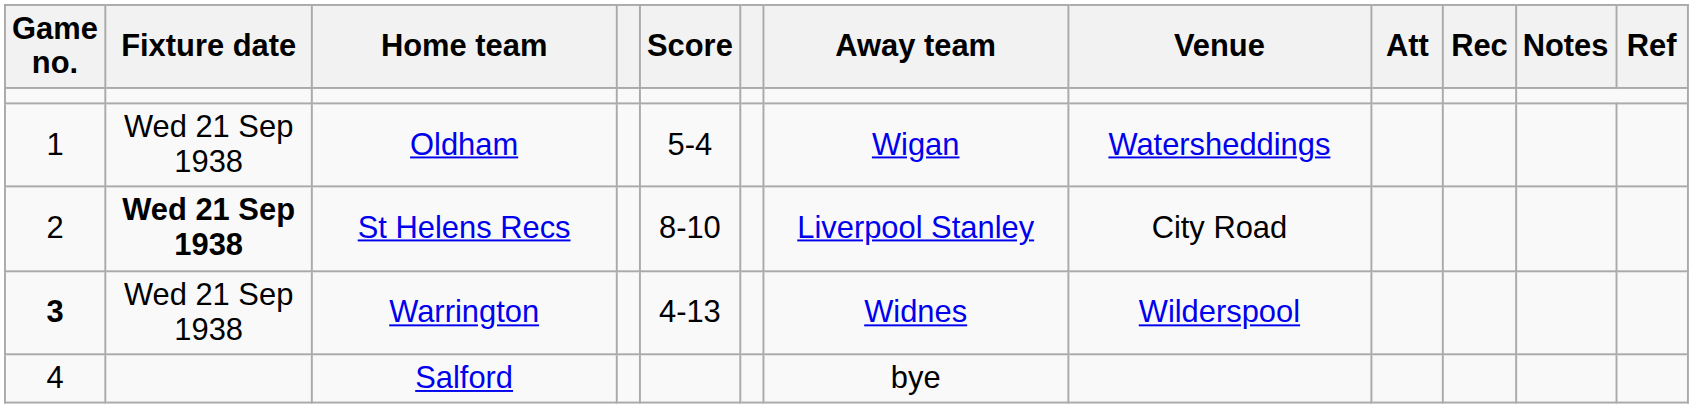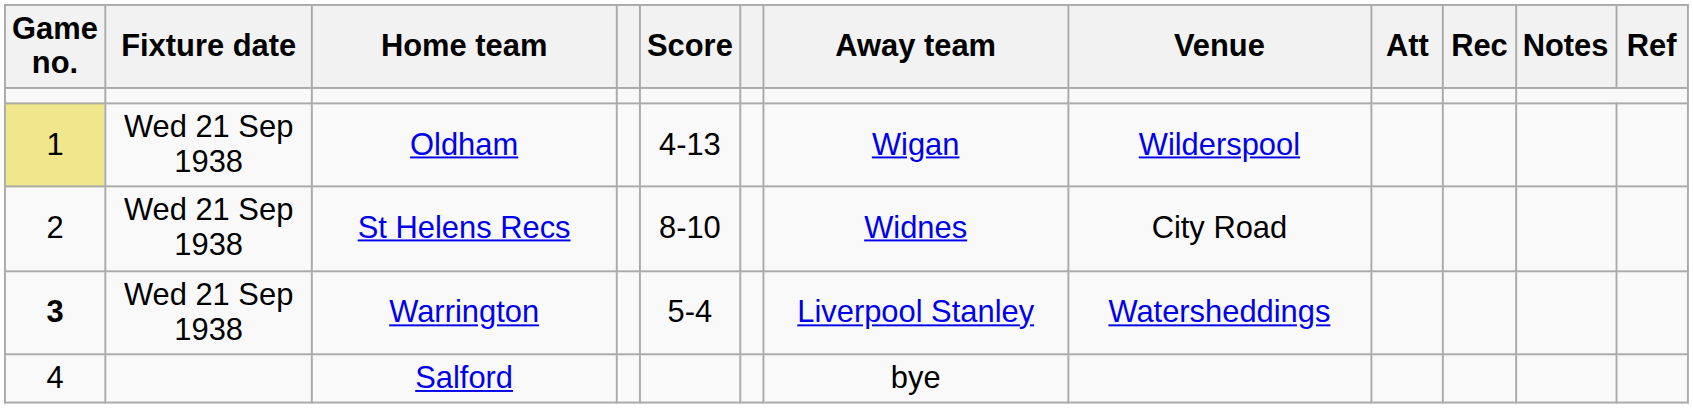(55, 144) no background -> (55, 144) khaki background
(690, 144) 5-4 -> (690, 144) 4-13
(1219, 144) Watersheddings -> (1219, 144) Wilderspool
(209, 228) bold -> (209, 228) normal
(916, 228) Liverpool Stanley -> (916, 228) Widnes
(690, 311) 4-13 -> (690, 311) 5-4
(916, 311) Widnes -> (916, 311) Liverpool Stanley
(1219, 311) Wilderspool -> (1219, 311) Watersheddings
